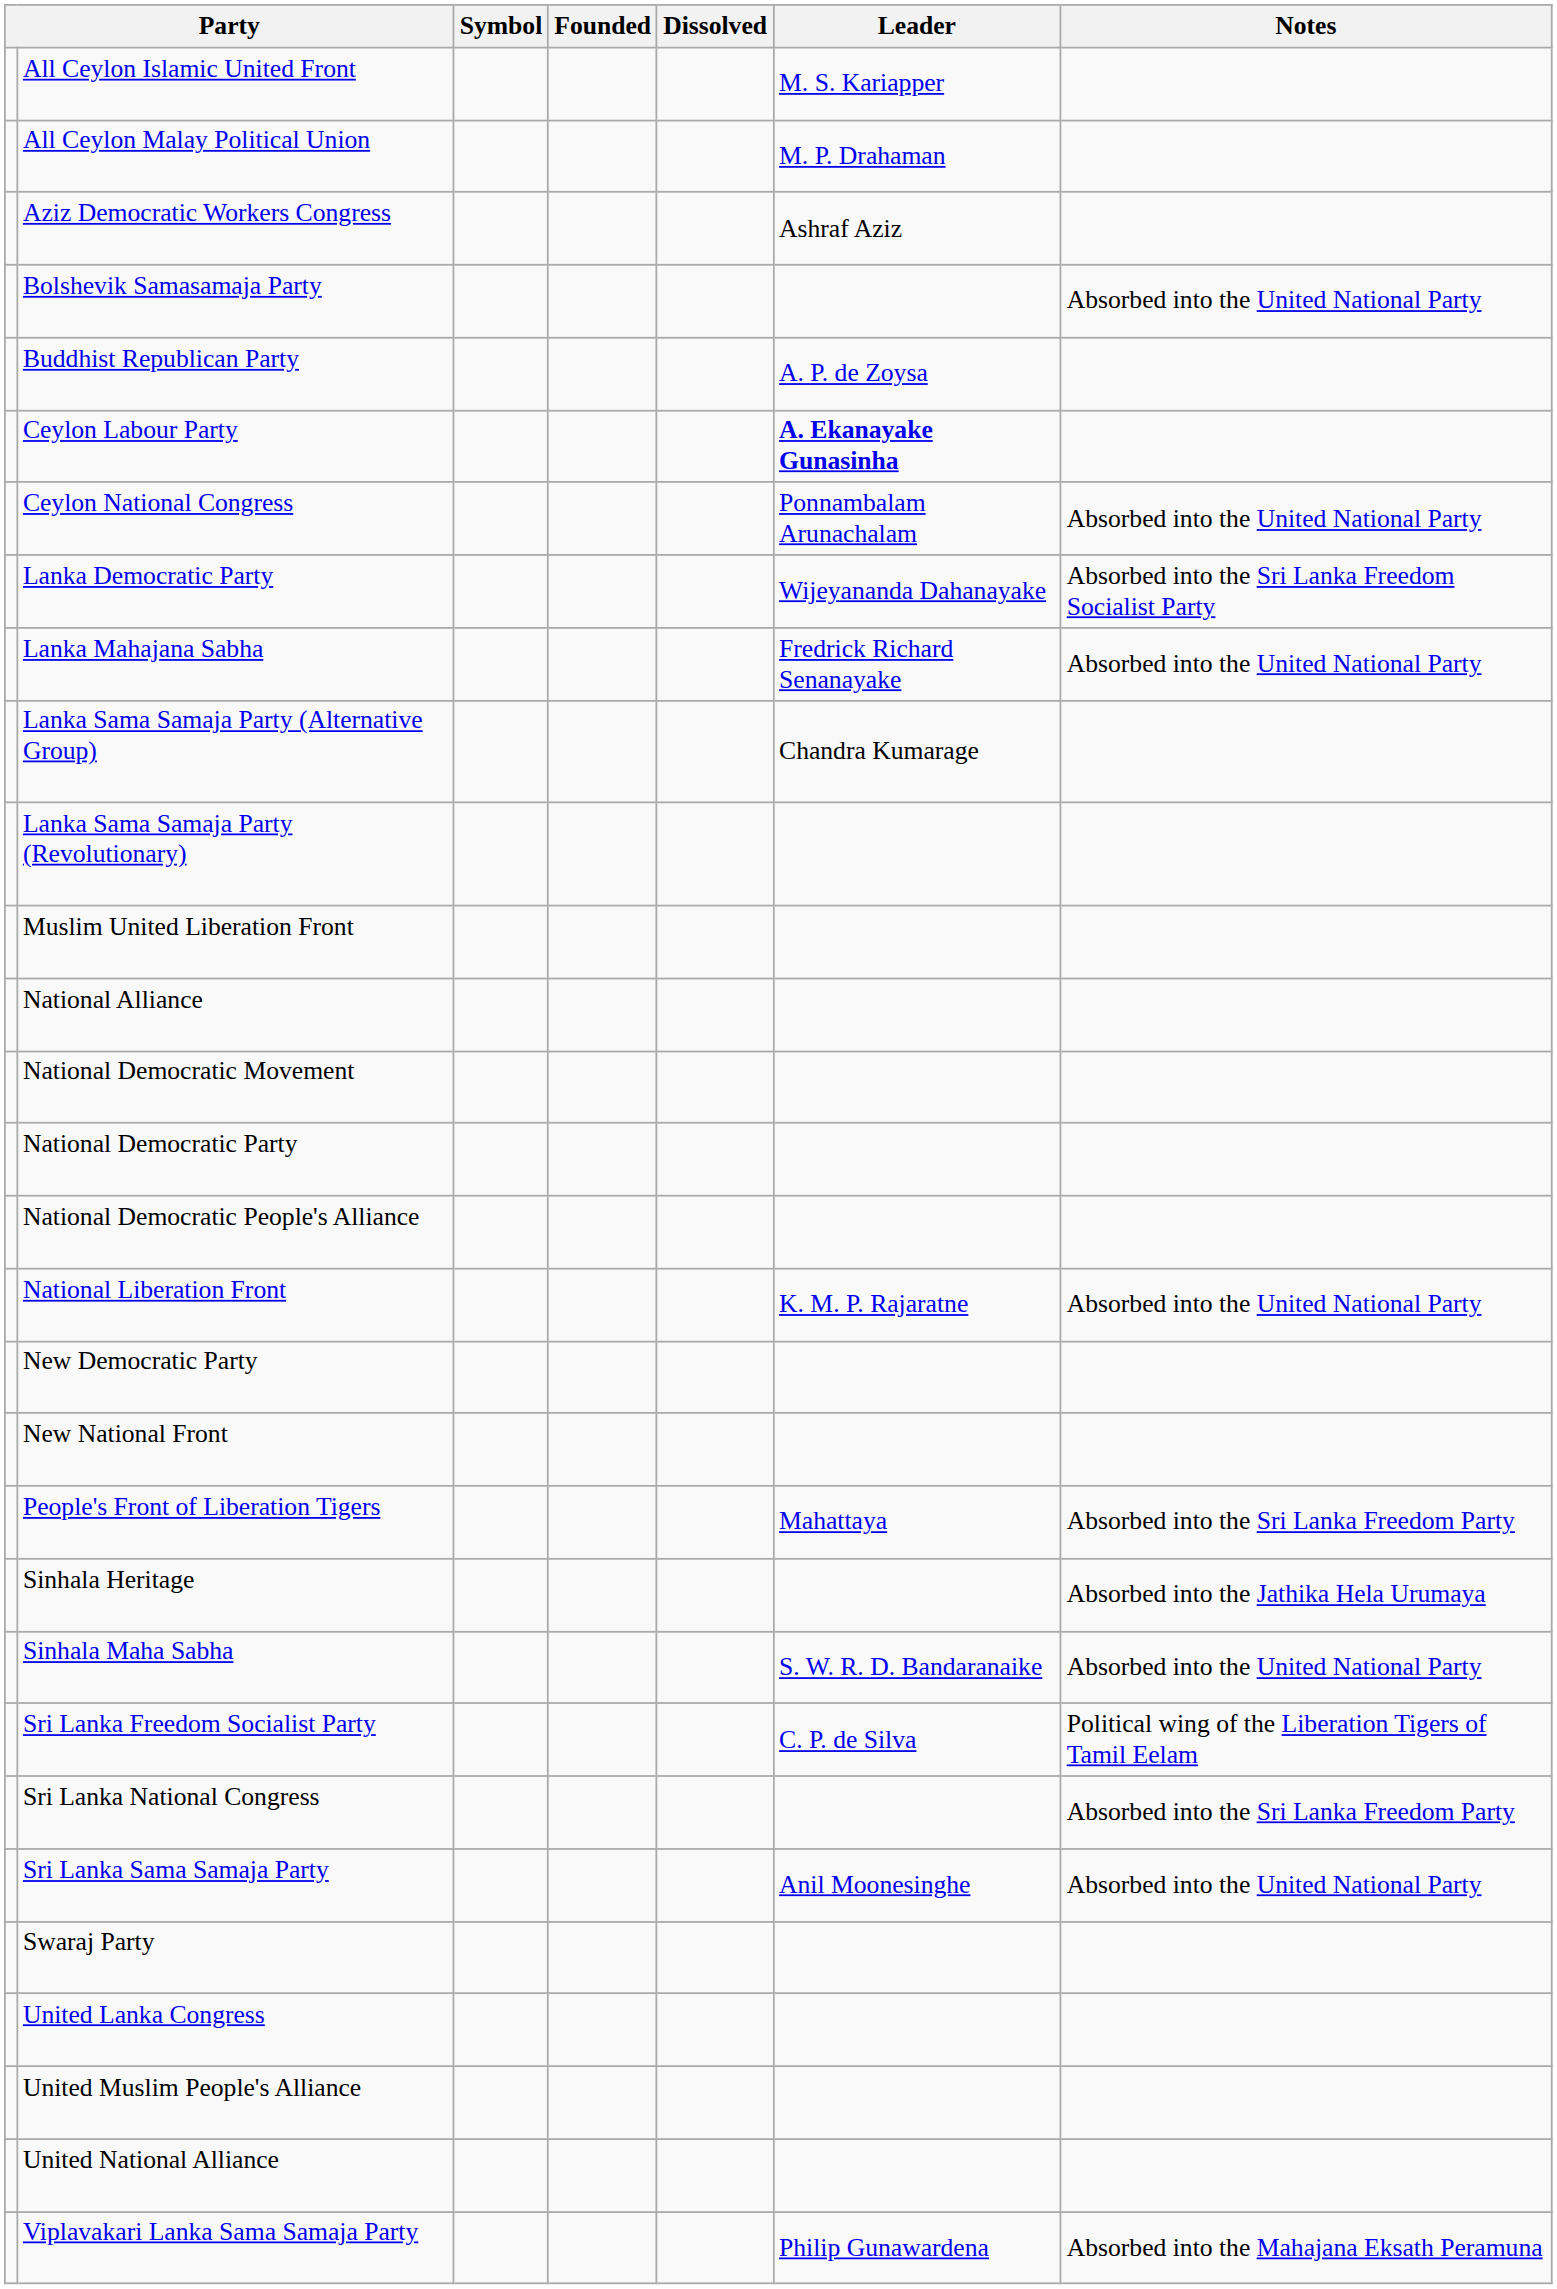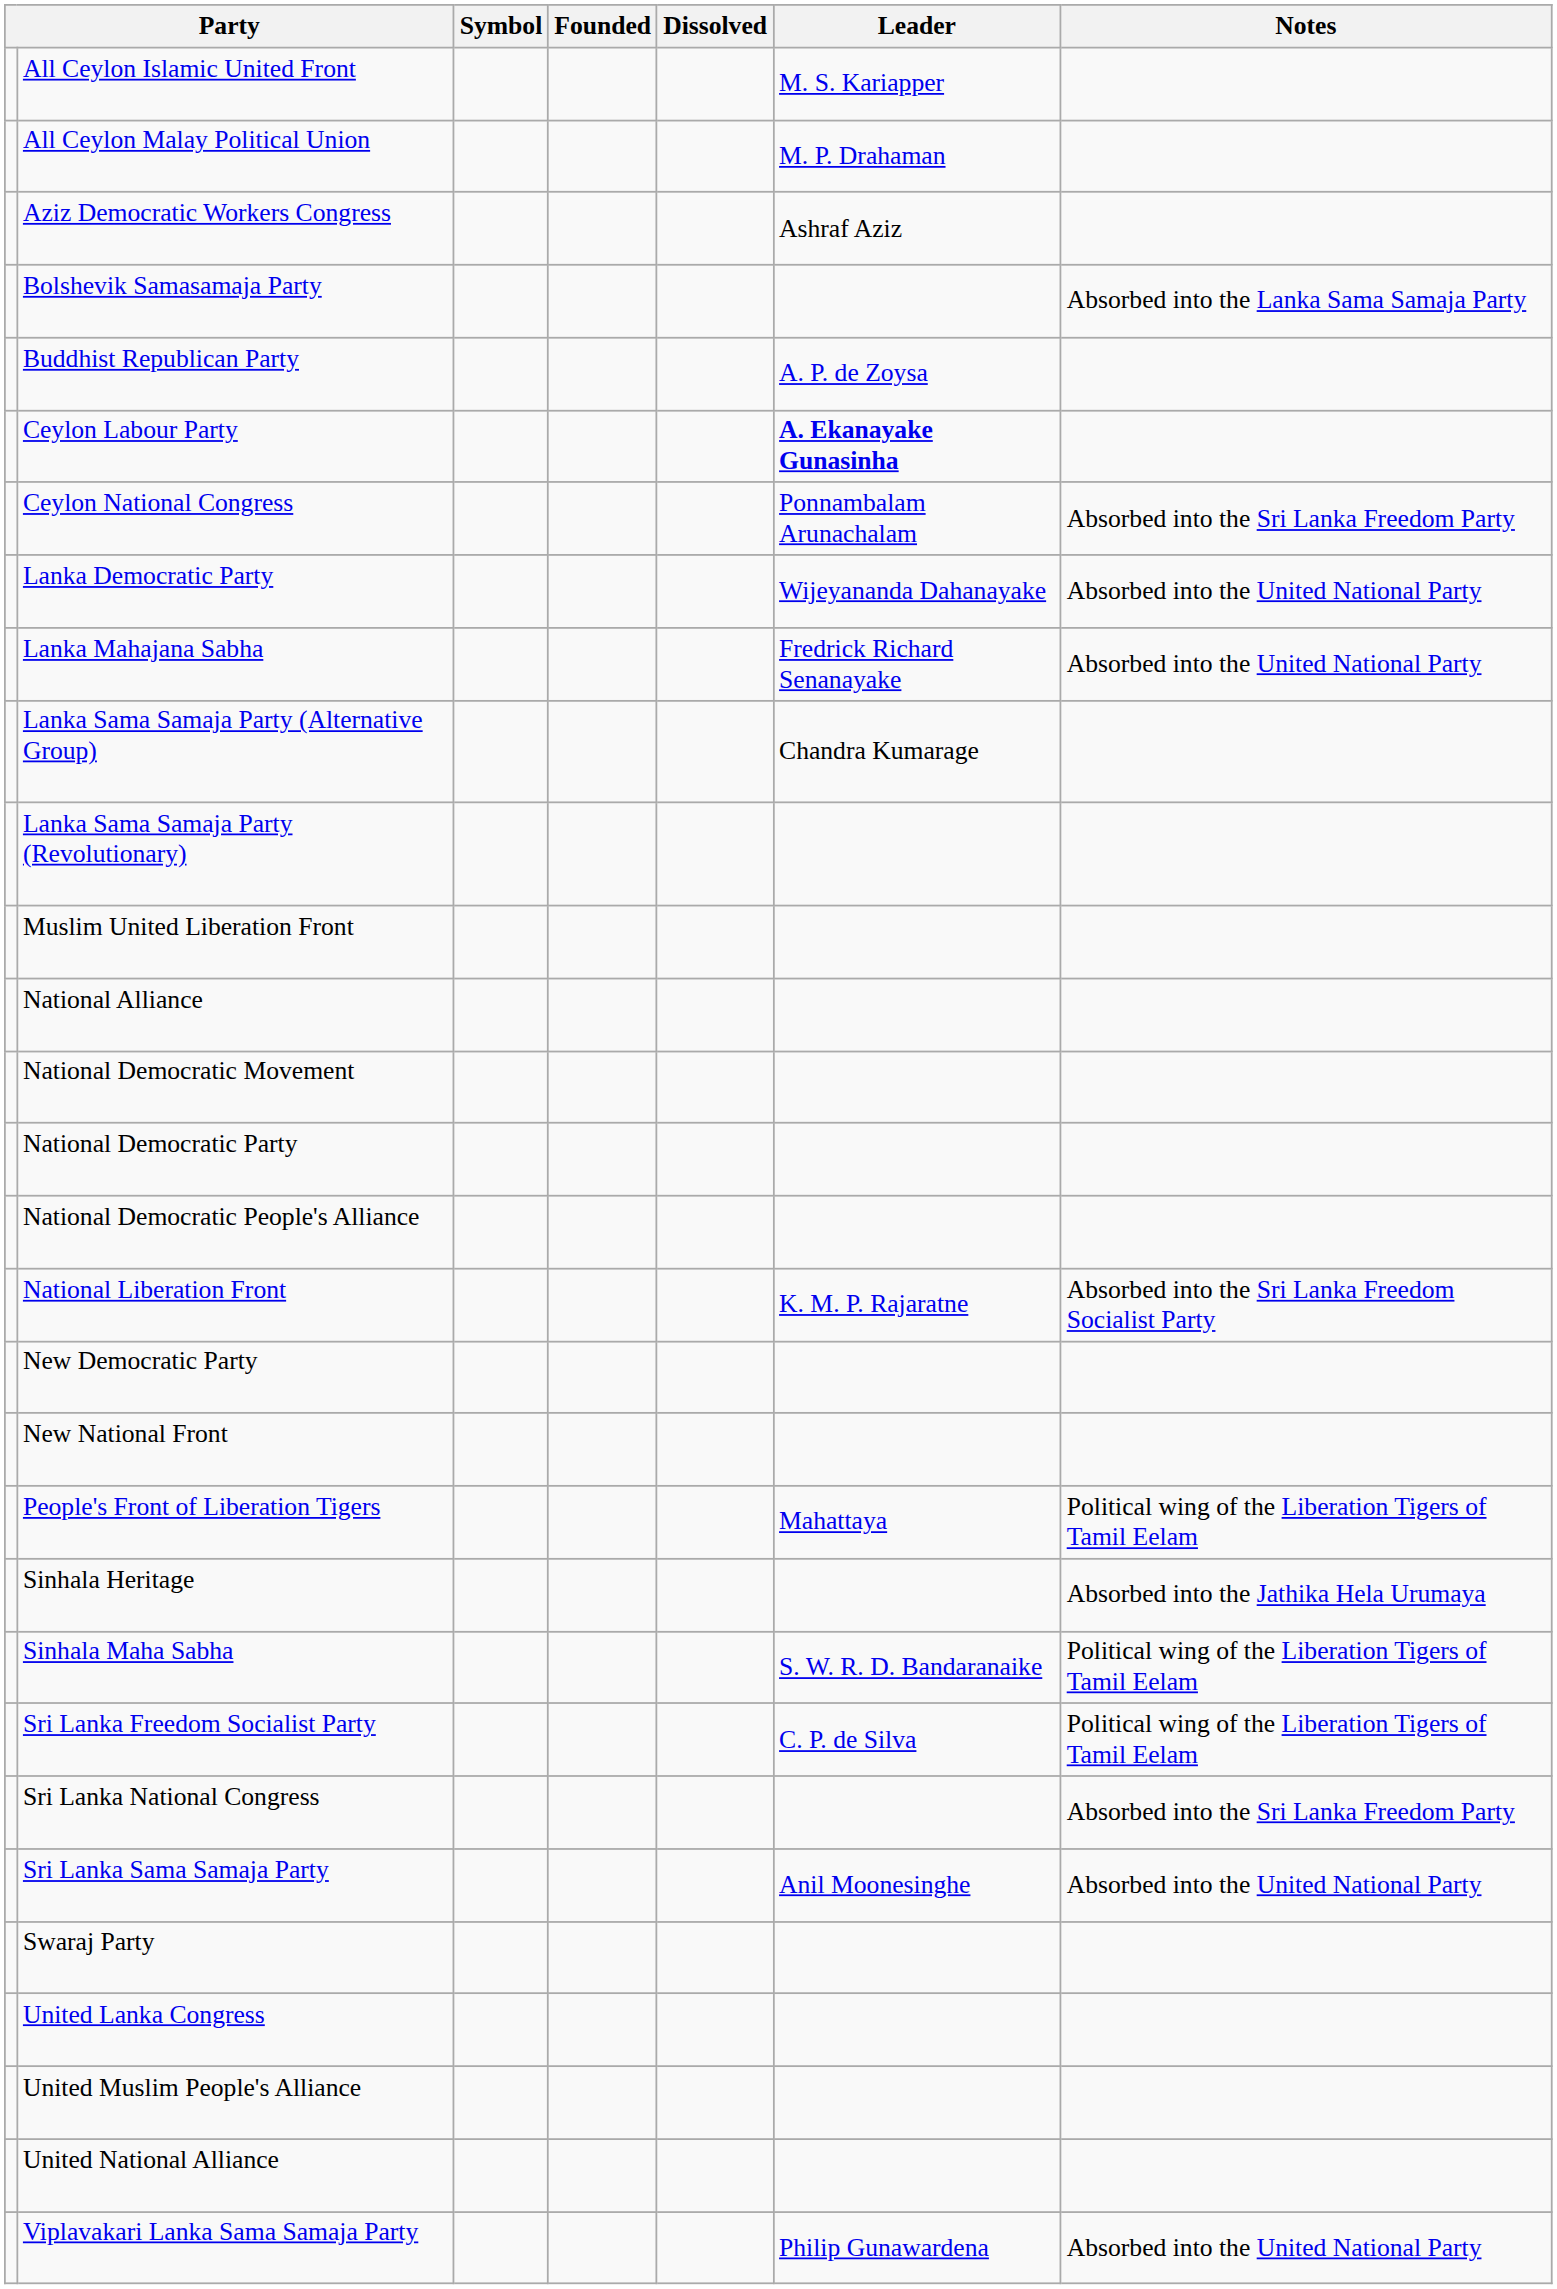(1274, 301) Absorbed into the United National Party -> (1296, 301) Absorbed into the Lanka Sama Samaja Party
(1274, 518) Absorbed into the United National Party -> (1291, 518) Absorbed into the Sri Lanka Freedom Party
(1261, 591) Absorbed into the Sri Lanka Freedom Socialist Party -> (1274, 591) Absorbed into the United National Party
(1274, 1304) Absorbed into the United National Party -> (1261, 1304) Absorbed into the Sri Lanka Freedom Socialist Party
(1291, 1522) Absorbed into the Sri Lanka Freedom Party -> (1277, 1522) Political wing of the Liberation Tigers of Tamil Eelam
(1274, 1667) Absorbed into the United National Party -> (1277, 1667) Political wing of the Liberation Tigers of Tamil Eelam
(1305, 2247) Absorbed into the Mahajana Eksath Peramuna -> (1274, 2247) Absorbed into the United National Party
